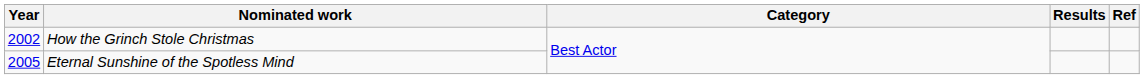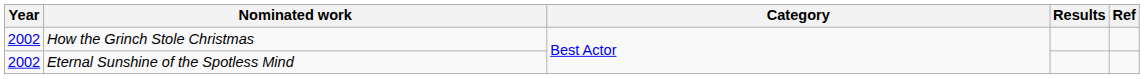(24, 62) 2005 -> (24, 62) 2002
